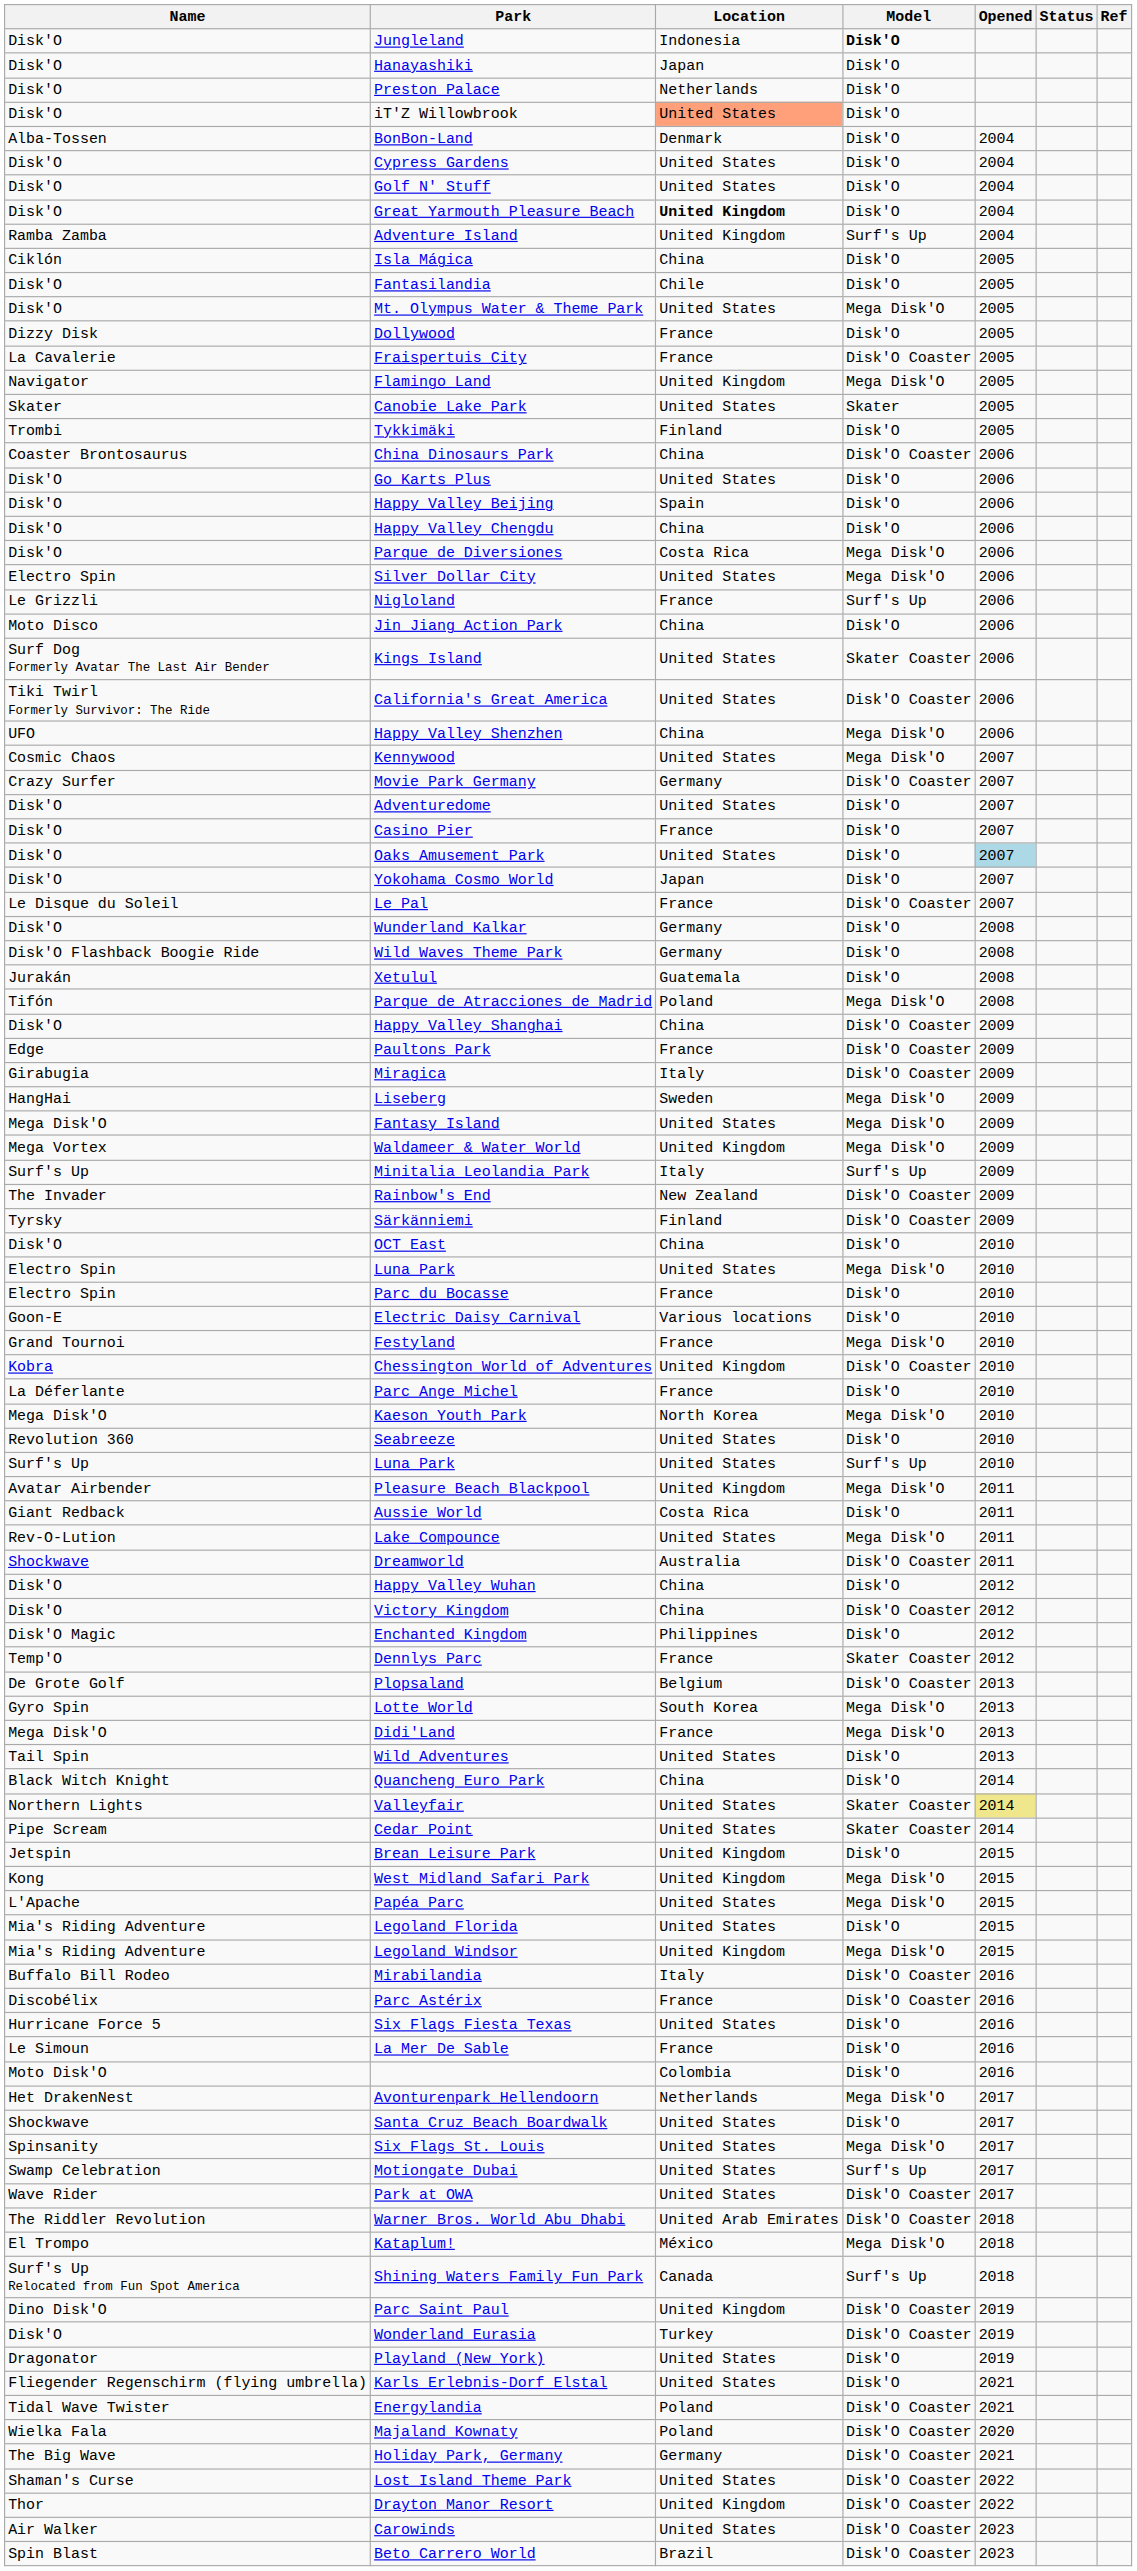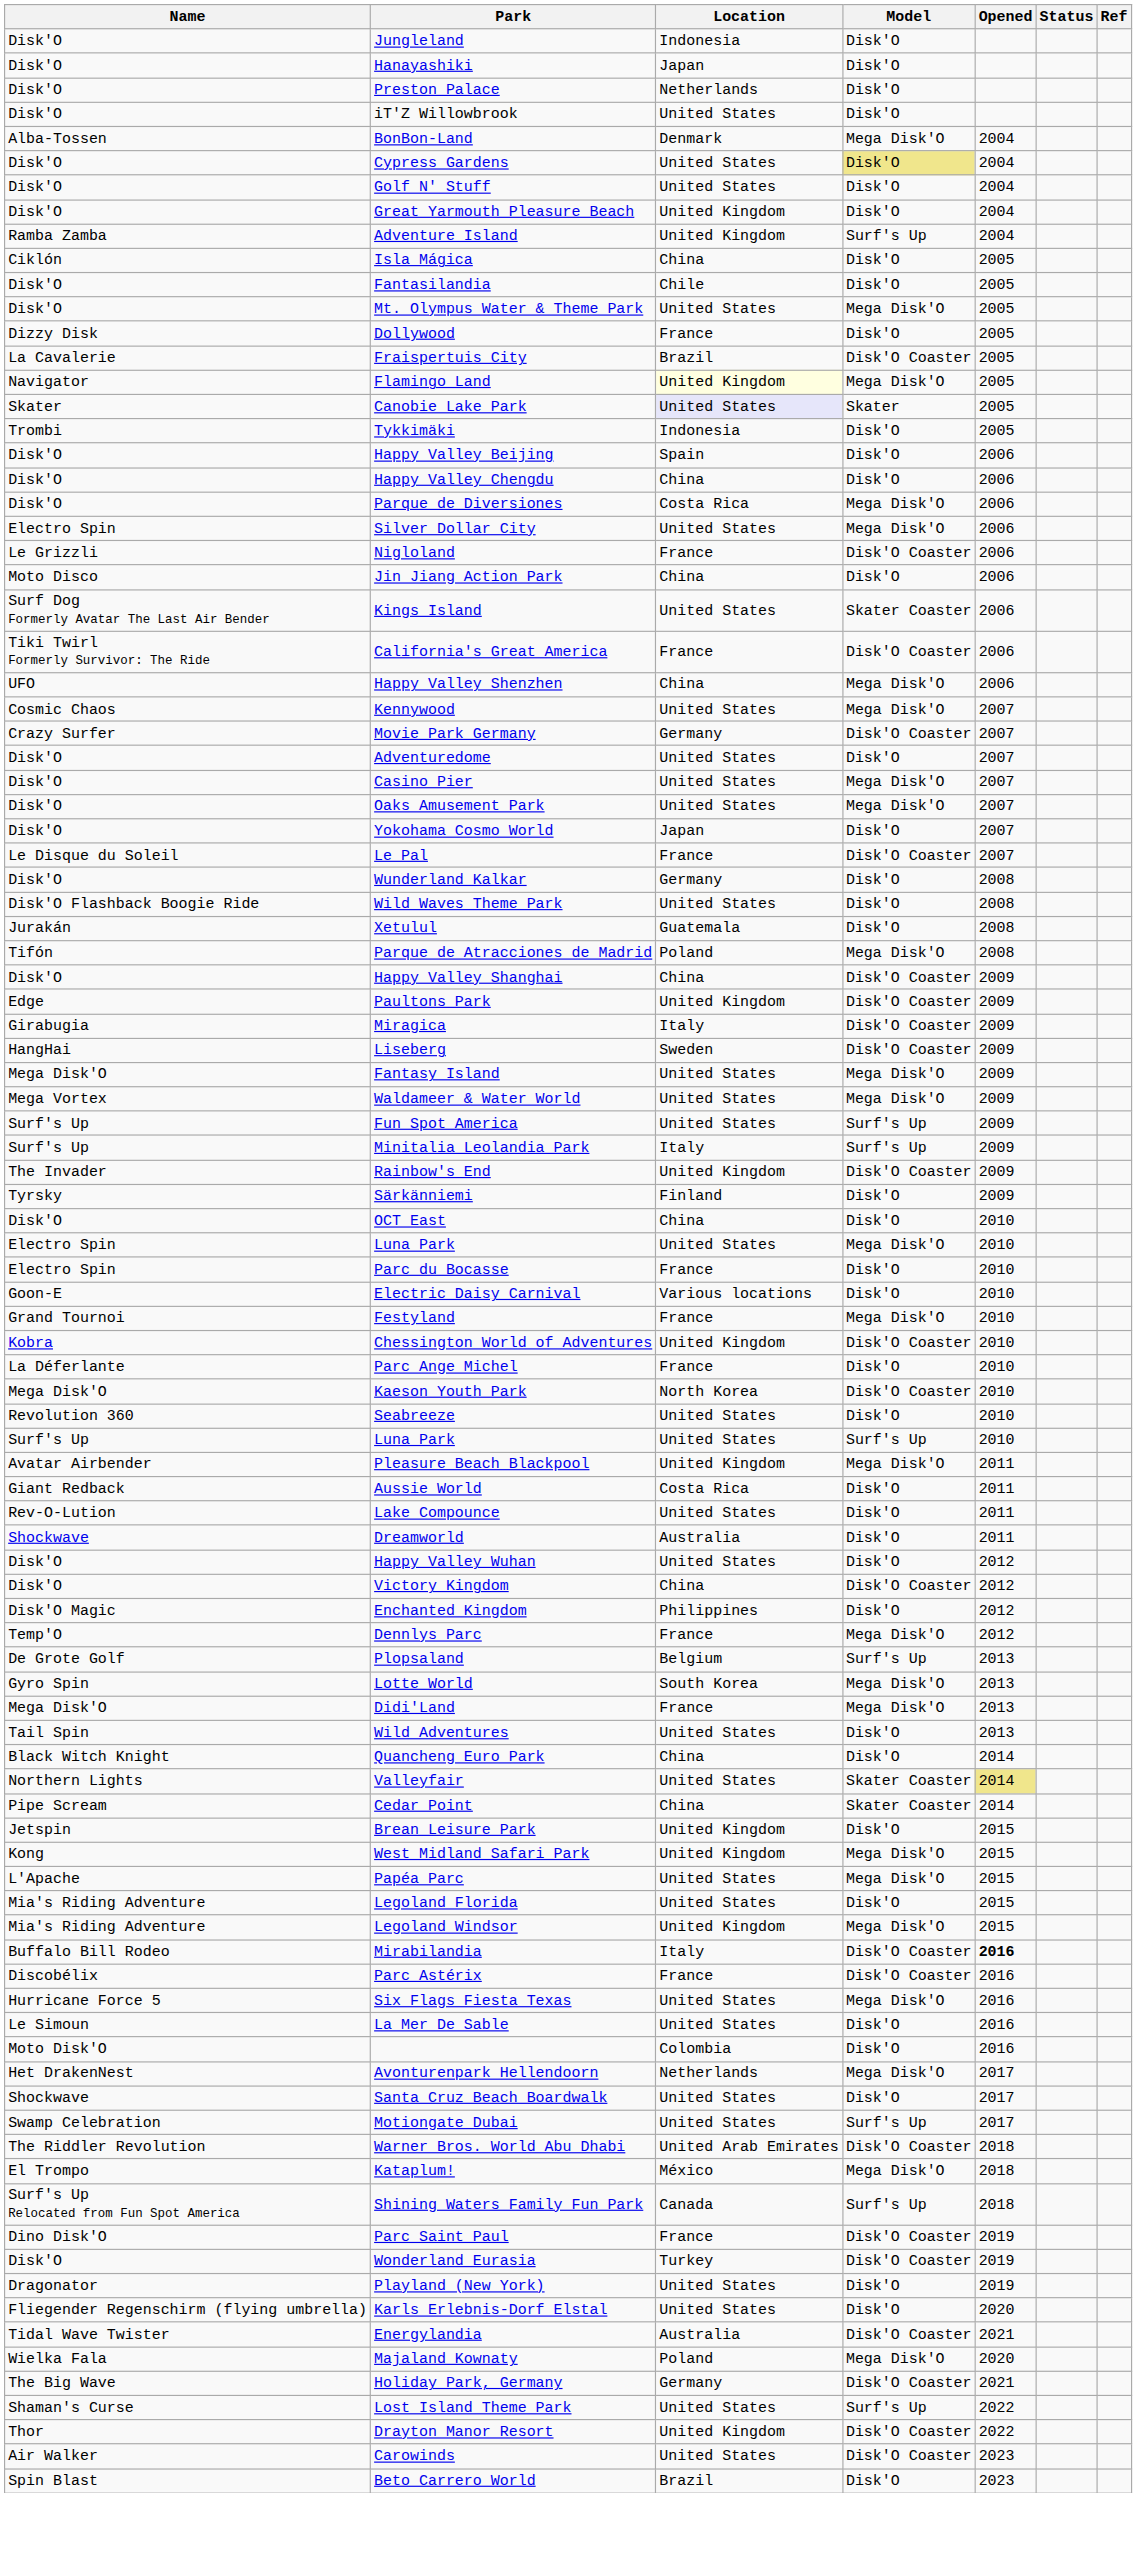(873, 41) bold -> (873, 41) normal
(718, 114) lightsalmon background -> (718, 114) no background
(873, 139) Disk'O -> (895, 139) Mega Disk'O
(873, 163) no background -> (873, 163) khaki background
(722, 212) bold -> (722, 212) normal
(686, 358) France -> (686, 358) Brazil
(722, 382) no background -> (722, 382) lightyellow background
(718, 407) no background -> (718, 407) lavender background
(691, 431) Finland -> (700, 431) Indonesia
- row: (98, 455)
- row: (35, 480)
(886, 602) Surf's Up -> (909, 553) Disk'O Coaster
(718, 701) United States -> (686, 652) France
(686, 831) France -> (718, 782) United States
(873, 831) Disk'O -> (895, 782) Mega Disk'O
(873, 855) Disk'O -> (895, 807) Mega Disk'O
(997, 855) lightblue background -> (997, 807) no background
(691, 953) Germany -> (718, 904) United States
(686, 1050) France -> (722, 1002) United Kingdom
(895, 1099) Mega Disk'O -> (909, 1050) Disk'O Coaster
(722, 1148) United Kingdom -> (718, 1099) United States
+ row: (49, 1123)
(709, 1196) New Zealand -> (722, 1172) United Kingdom
(909, 1221) Disk'O Coaster -> (873, 1196) Disk'O
(895, 1416) Mega Disk'O -> (909, 1391) Disk'O Coaster
(895, 1538) Mega Disk'O -> (873, 1513) Disk'O
(909, 1562) Disk'O Coaster -> (873, 1538) Disk'O
(682, 1586) China -> (718, 1562) United States
(909, 1659) Skater Coaster -> (895, 1635) Mega Disk'O
(909, 1684) Disk'O Coaster -> (886, 1659) Surf's Up
(718, 1830) United States -> (682, 1806) China
(997, 1976) normal -> (997, 1952) bold
(873, 2025) Disk'O -> (895, 2001) Mega Disk'O
(686, 2049) France -> (718, 2025) United States
- row: (53, 2147)
- row: (53, 2195)
(722, 2310) United Kingdom -> (686, 2237) France
(997, 2383) 2021 -> (997, 2310) 2020
(686, 2408) Poland -> (700, 2335) Australia
(909, 2432) Disk'O Coaster -> (895, 2359) Mega Disk'O
(909, 2481) Disk'O Coaster -> (886, 2408) Surf's Up
(909, 2554) Disk'O Coaster -> (873, 2481) Disk'O
